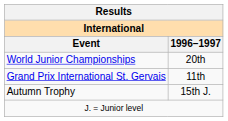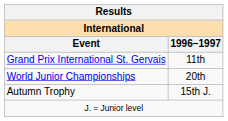rows swapped: (71, 60) <-> (86, 76)
